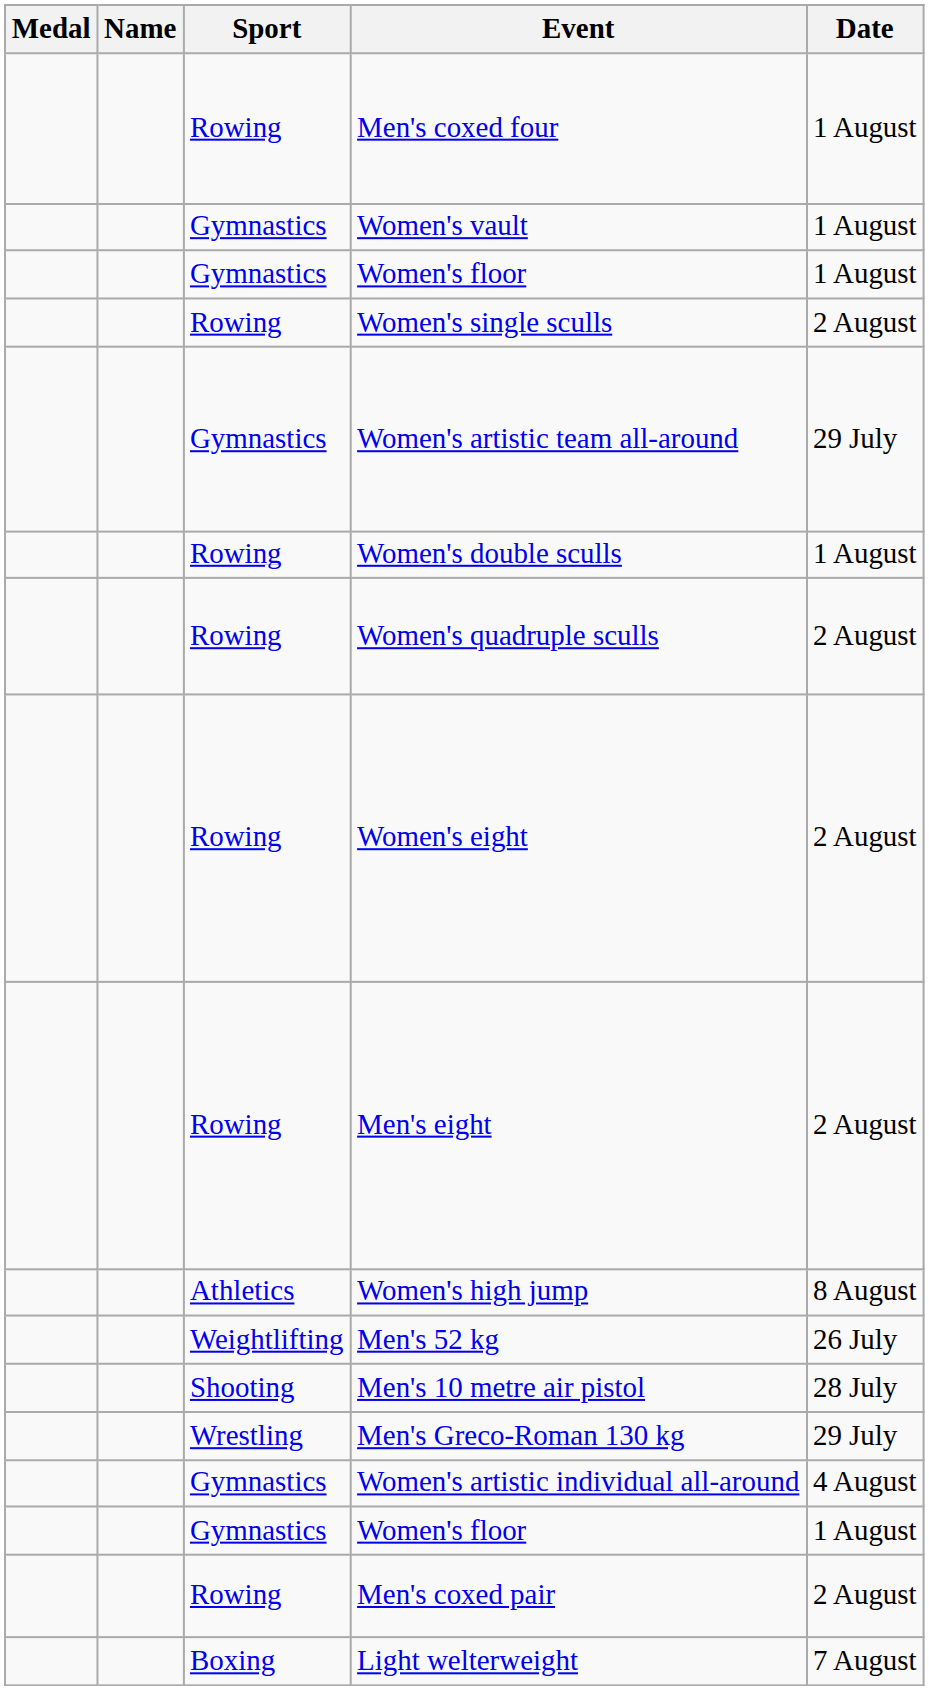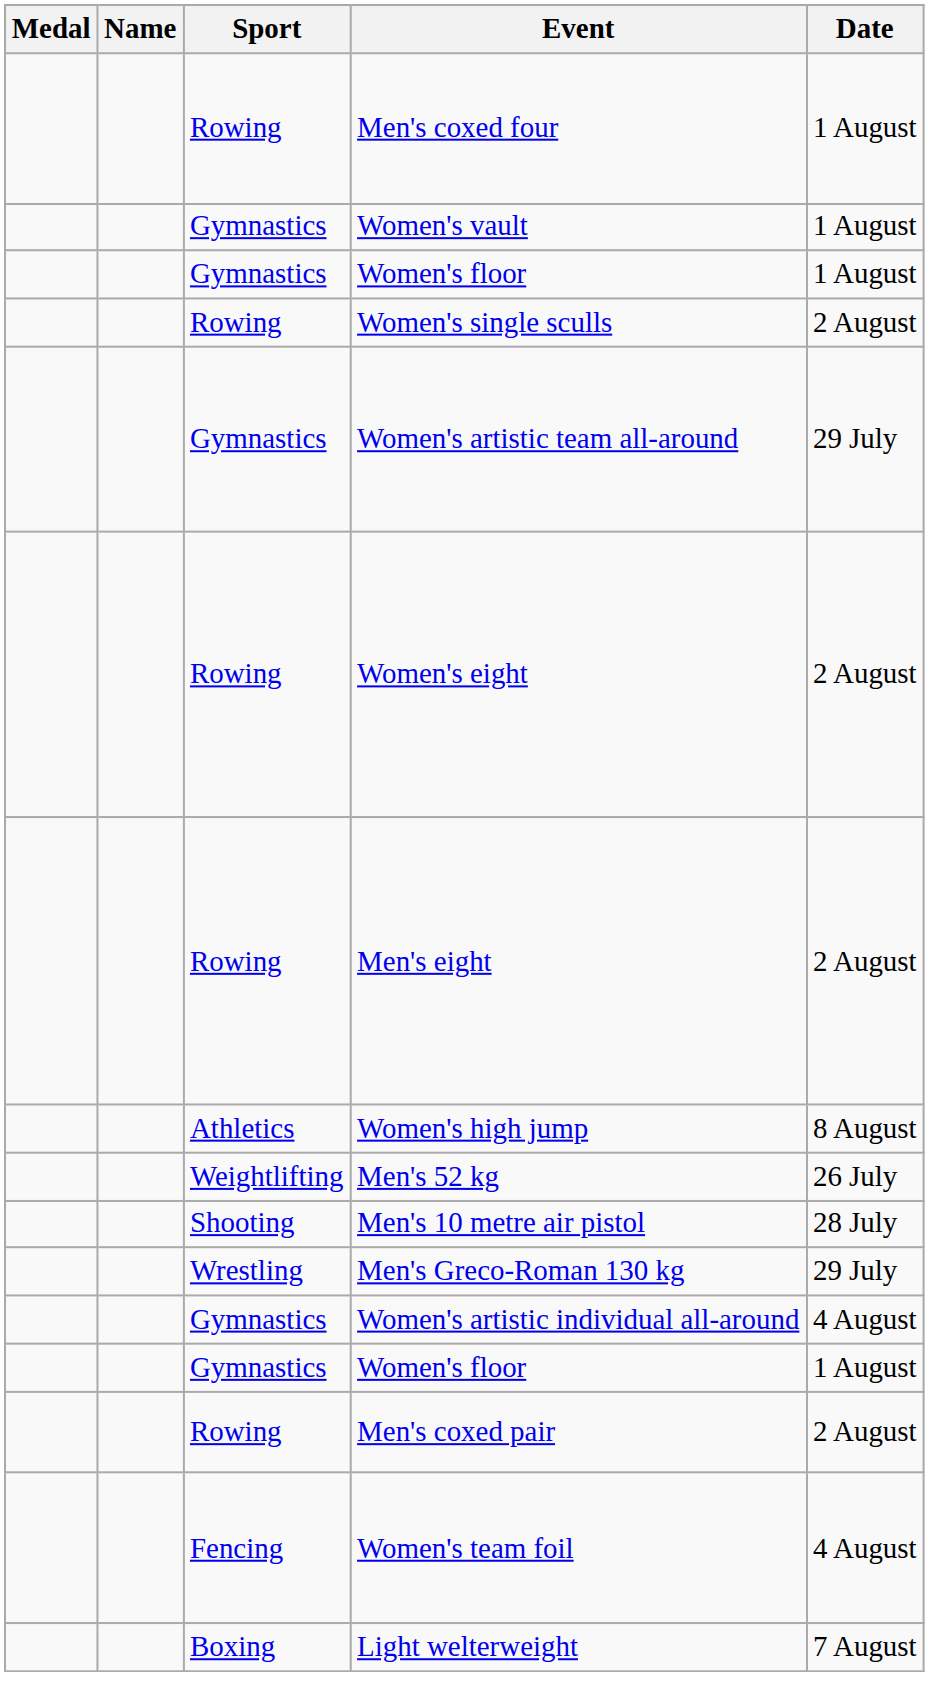- row: (236, 554)
- row: (236, 636)
+ row: (237, 1547)
